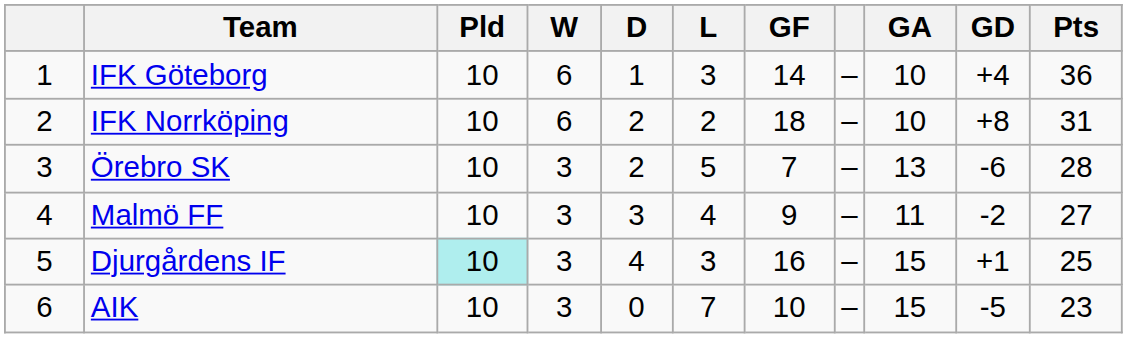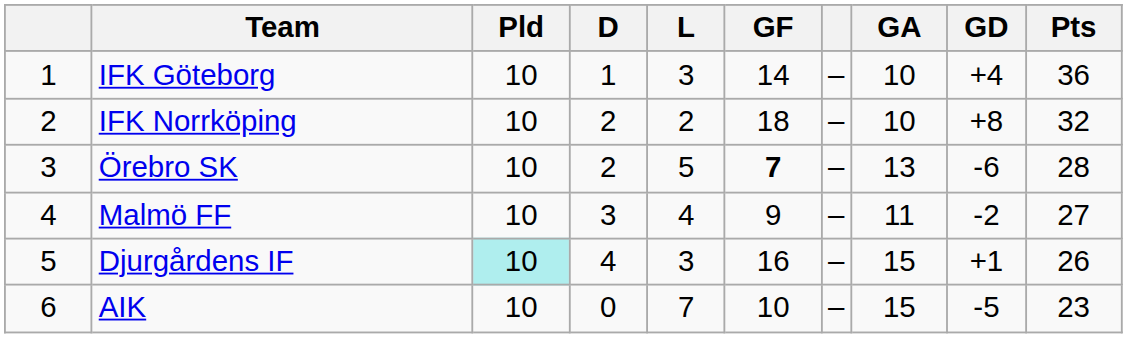- column: (564, 27)
(1076, 121) 31 -> (1074, 121) 32
(789, 167) normal -> (773, 167) bold
(1076, 261) 25 -> (1074, 261) 26
